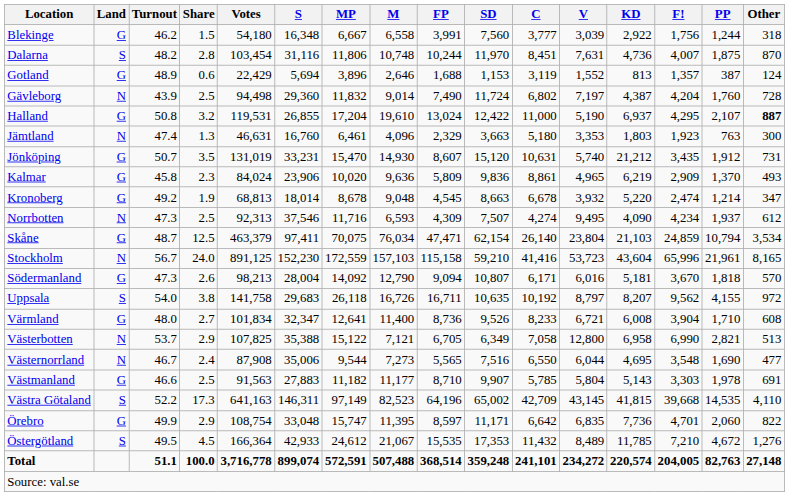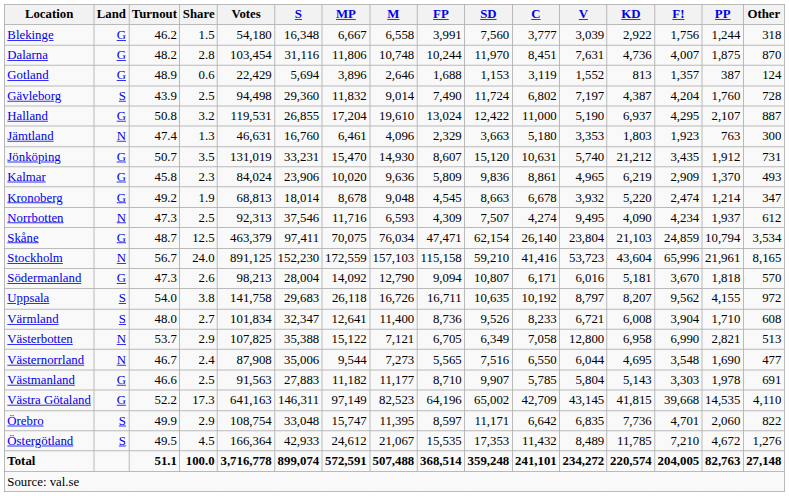(122, 55) S -> (121, 55) G
(121, 95) N -> (122, 95) S
(772, 116) bold -> (772, 116) normal
(121, 319) G -> (122, 319) S
(122, 400) S -> (121, 400) G
(121, 420) G -> (122, 420) S
